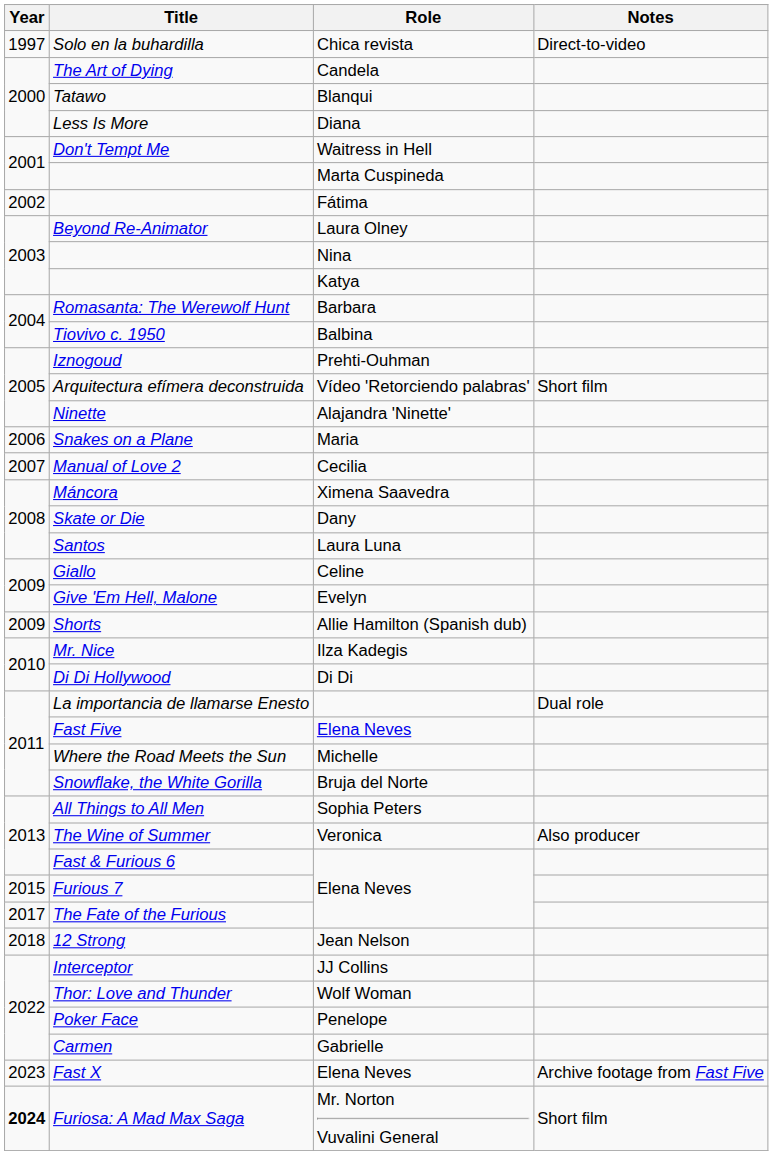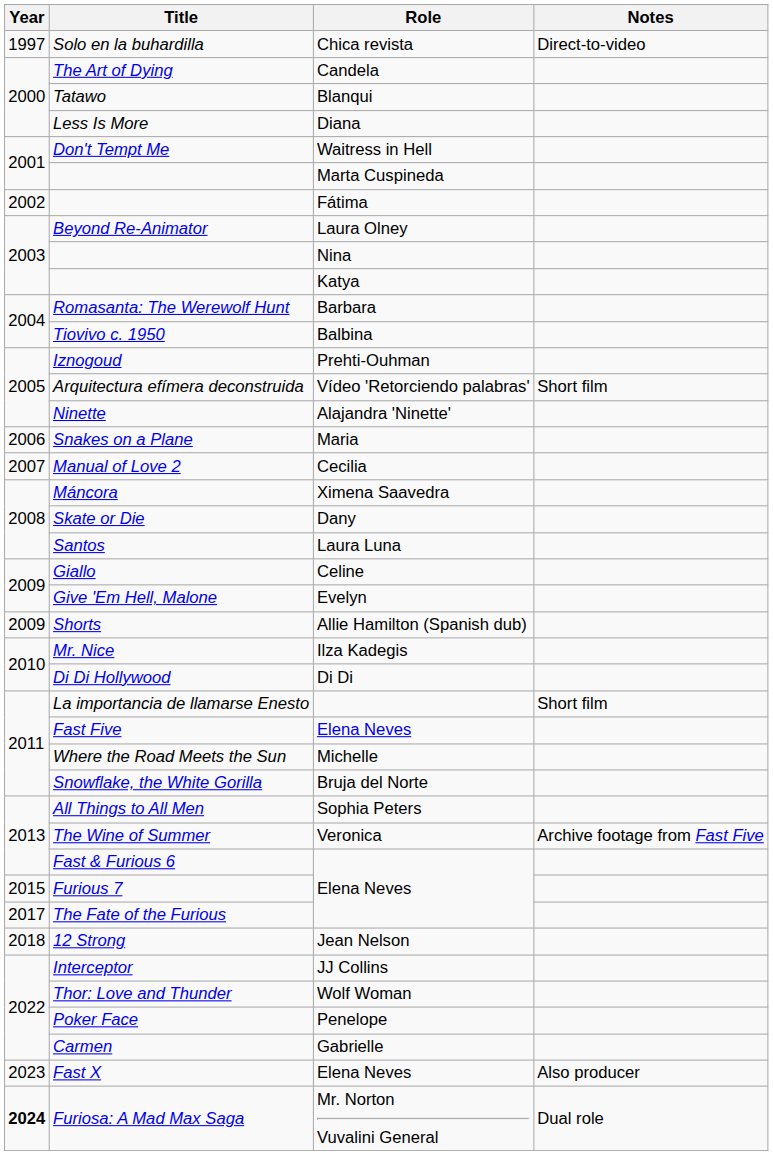(571, 703) Dual role -> (572, 703) Short film
(589, 835) Also producer -> (651, 835) Archive footage from Fast Five
(651, 1073) Archive footage from Fast Five -> (589, 1073) Also producer
(572, 1118) Short film -> (571, 1118) Dual role
